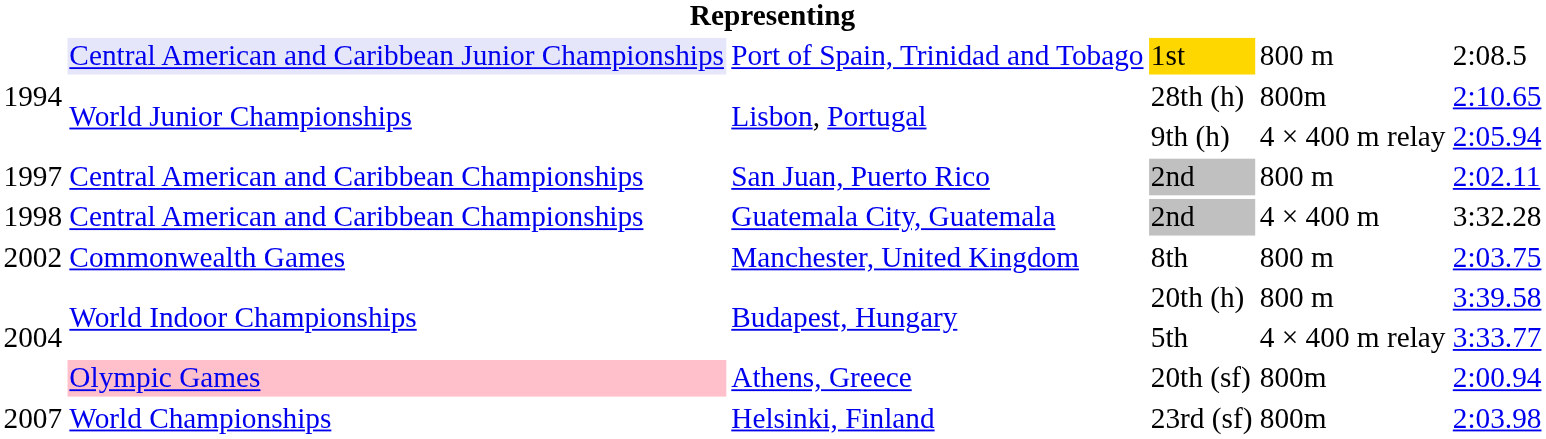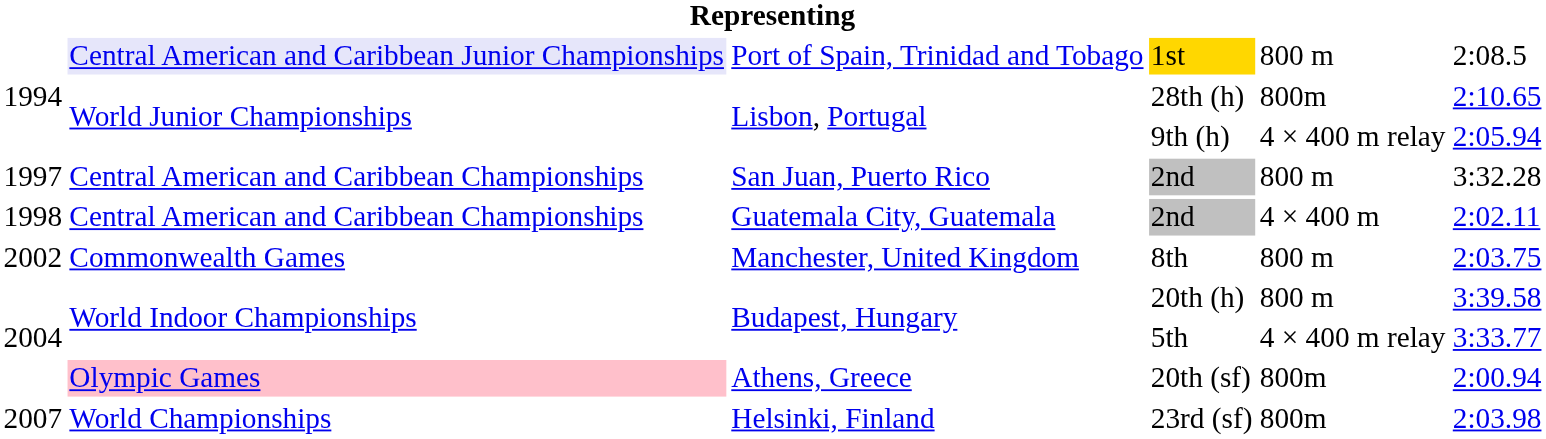(1497, 176) 2:02.11 -> (1497, 176) 3:32.28
(1497, 216) 3:32.28 -> (1497, 216) 2:02.11
